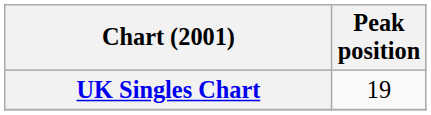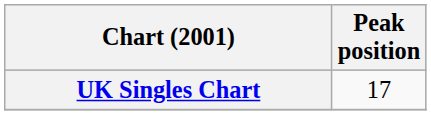(379, 89) 19 -> (379, 89) 17
